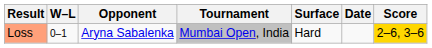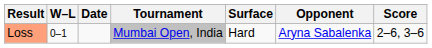columns swapped: (358, 14) <-> (128, 14)
(400, 33) gold background -> (400, 33) no background
